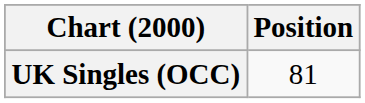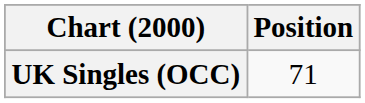(303, 73) 81 -> (303, 73) 71
